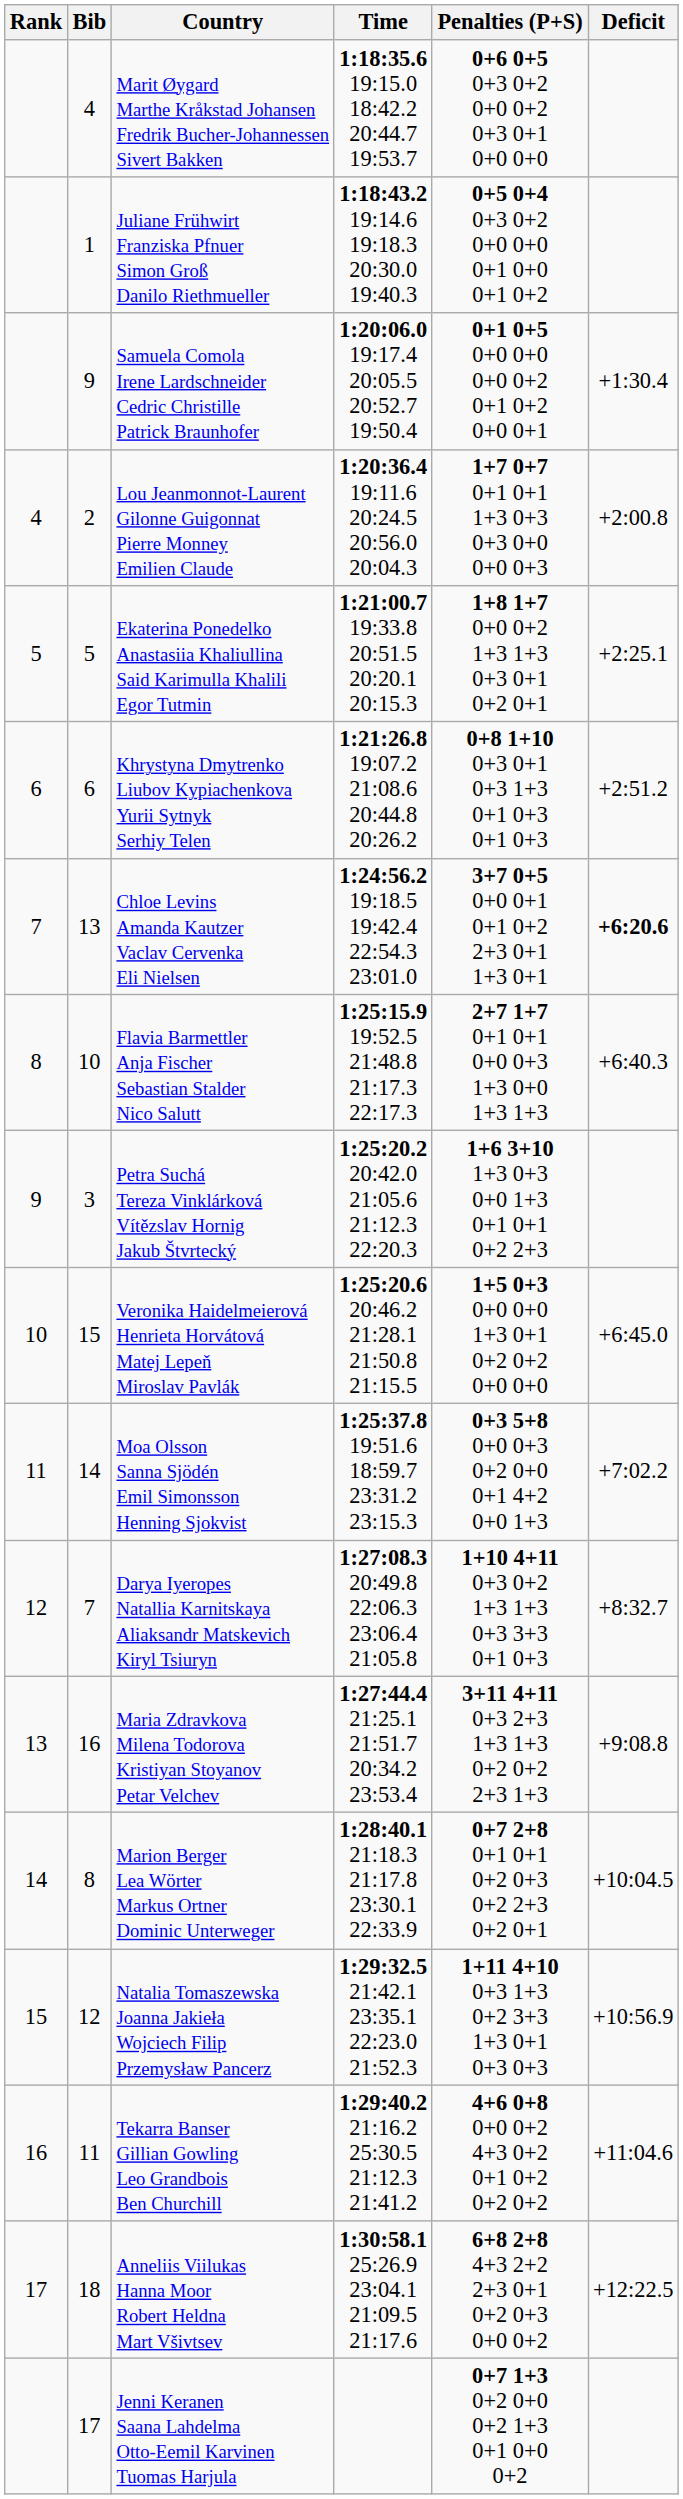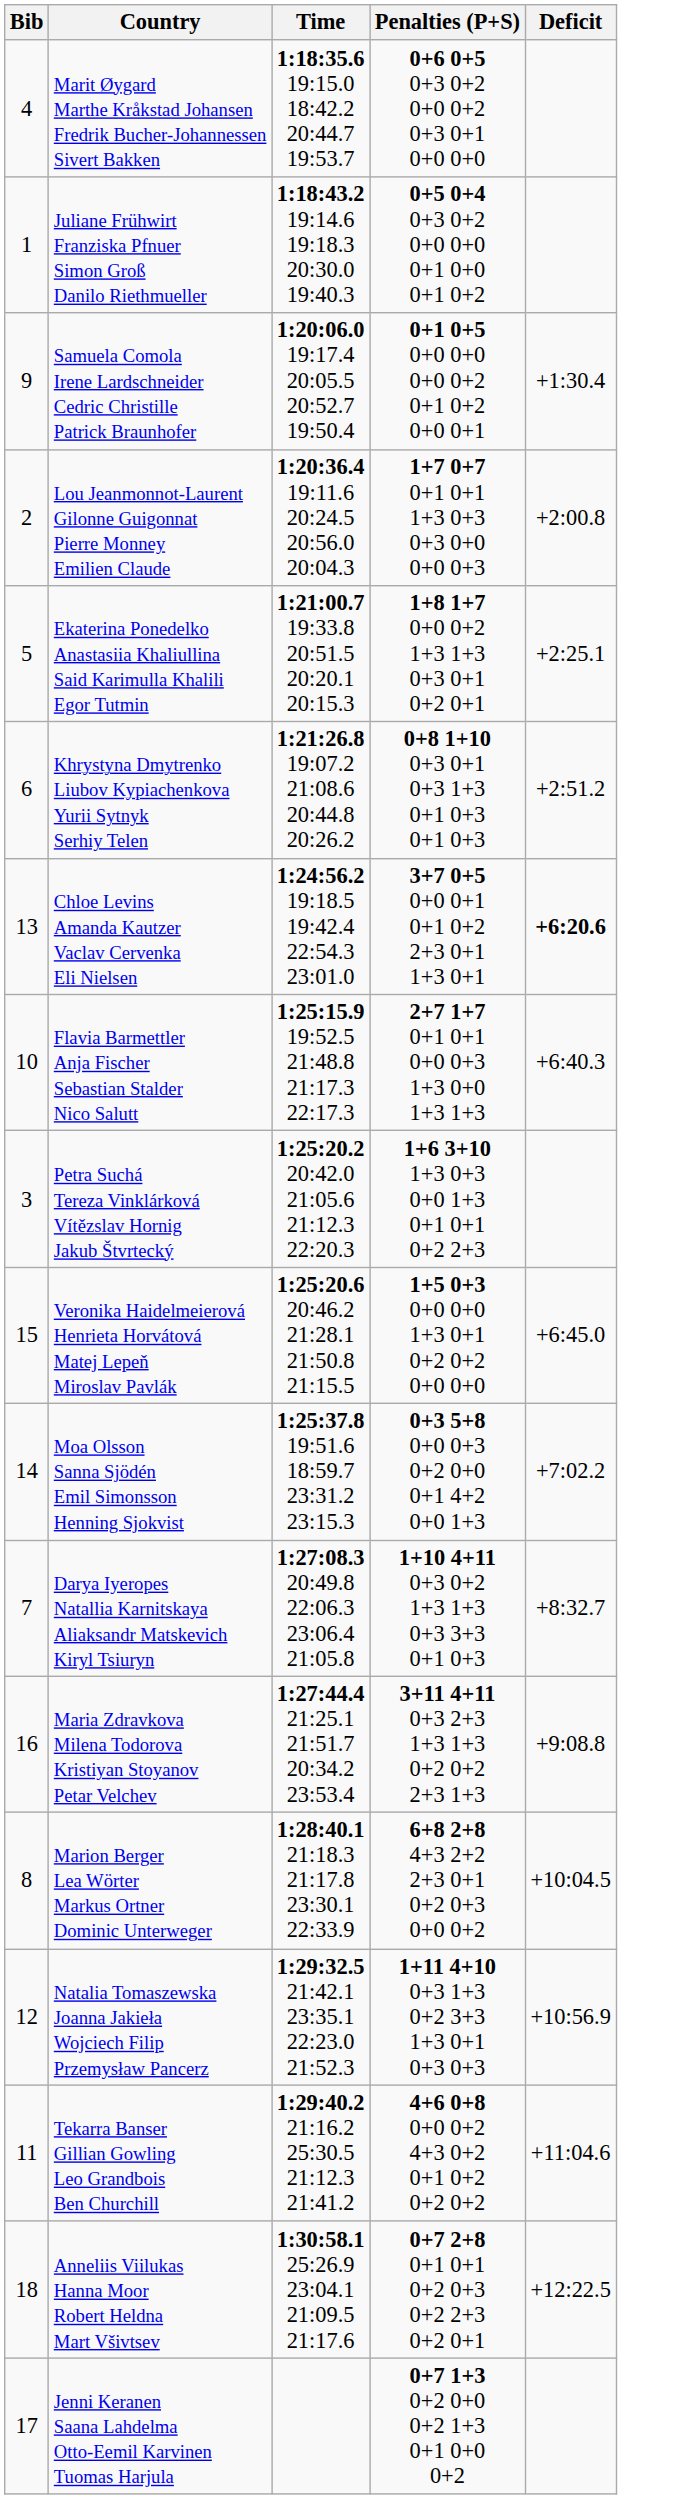- column: (36, 22)
(510, 1880) 0+7 2+8 0+1 0+1 0+2 0+3 0+2 2+3 0+2 0+1 -> (447, 1880) 6+8 2+8 4+3 2+2 2+3 0+1 0+2 0+3 0+0 0+2
(510, 2289) 6+8 2+8 4+3 2+2 2+3 0+1 0+2 0+3 0+0 0+2 -> (447, 2289) 0+7 2+8 0+1 0+1 0+2 0+3 0+2 2+3 0+2 0+1
